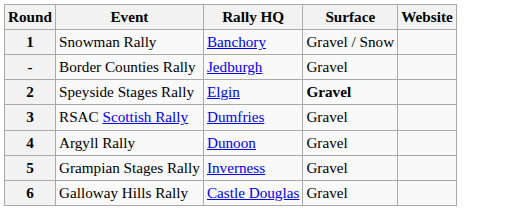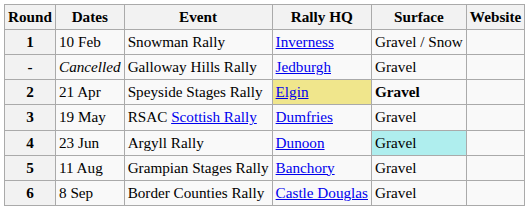+ column: (90, 17)
(236, 42) Banchory -> (305, 42) Inverness
(127, 67) Border Counties Rally -> (192, 67) Galloway Hills Rally
(223, 92) no background -> (292, 92) khaki background
(327, 142) no background -> (396, 142) paleturquoise background
(236, 167) Inverness -> (305, 167) Banchory
(124, 192) Galloway Hills Rally -> (196, 192) Border Counties Rally
